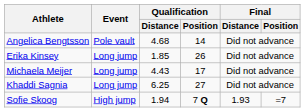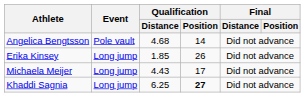(200, 85) normal -> (200, 85) bold
- row: (32, 100)
